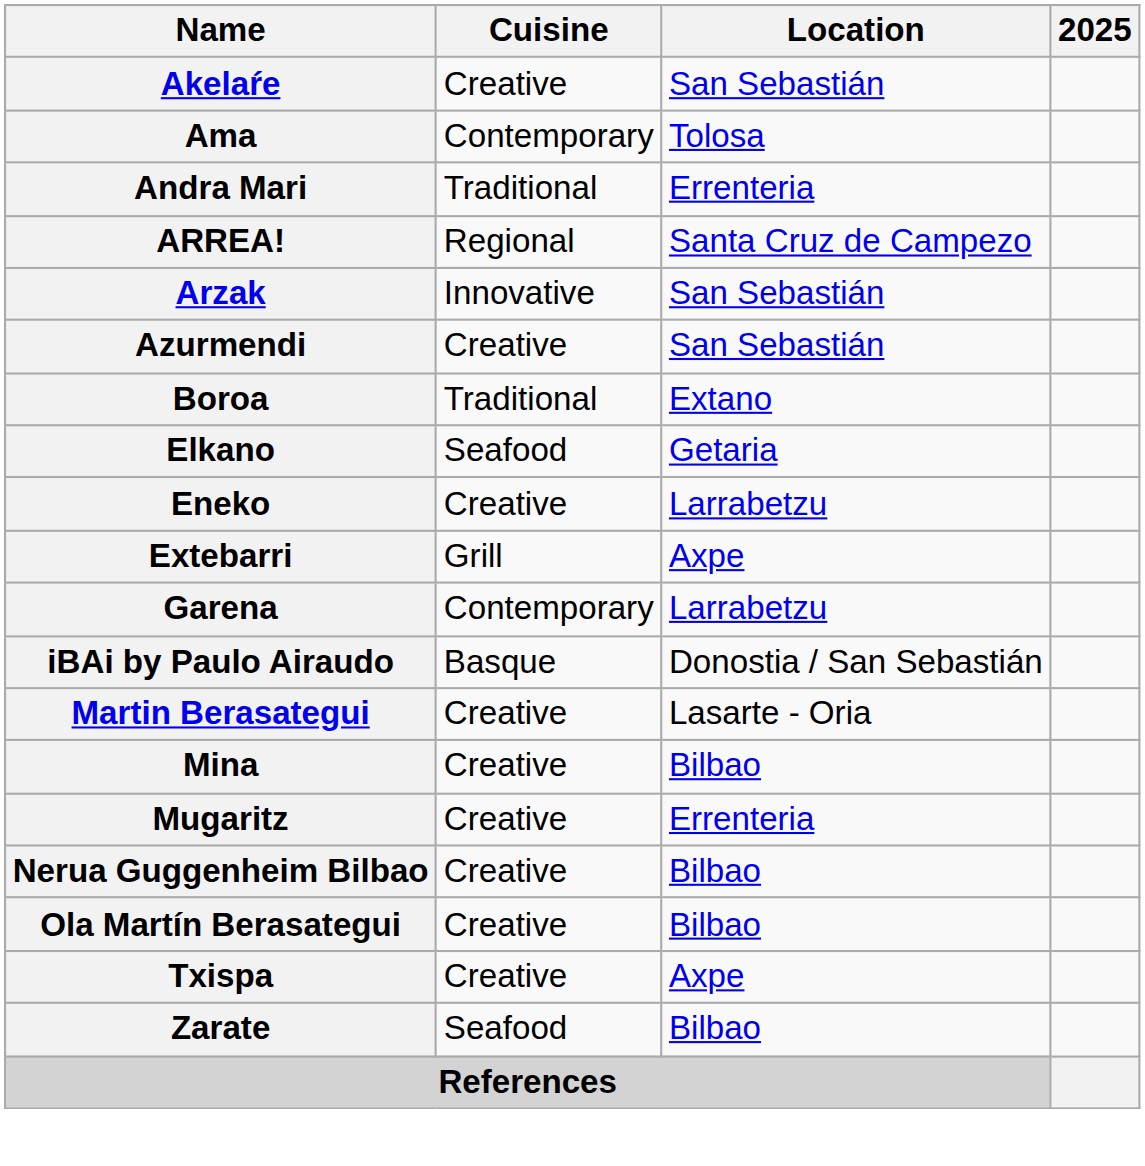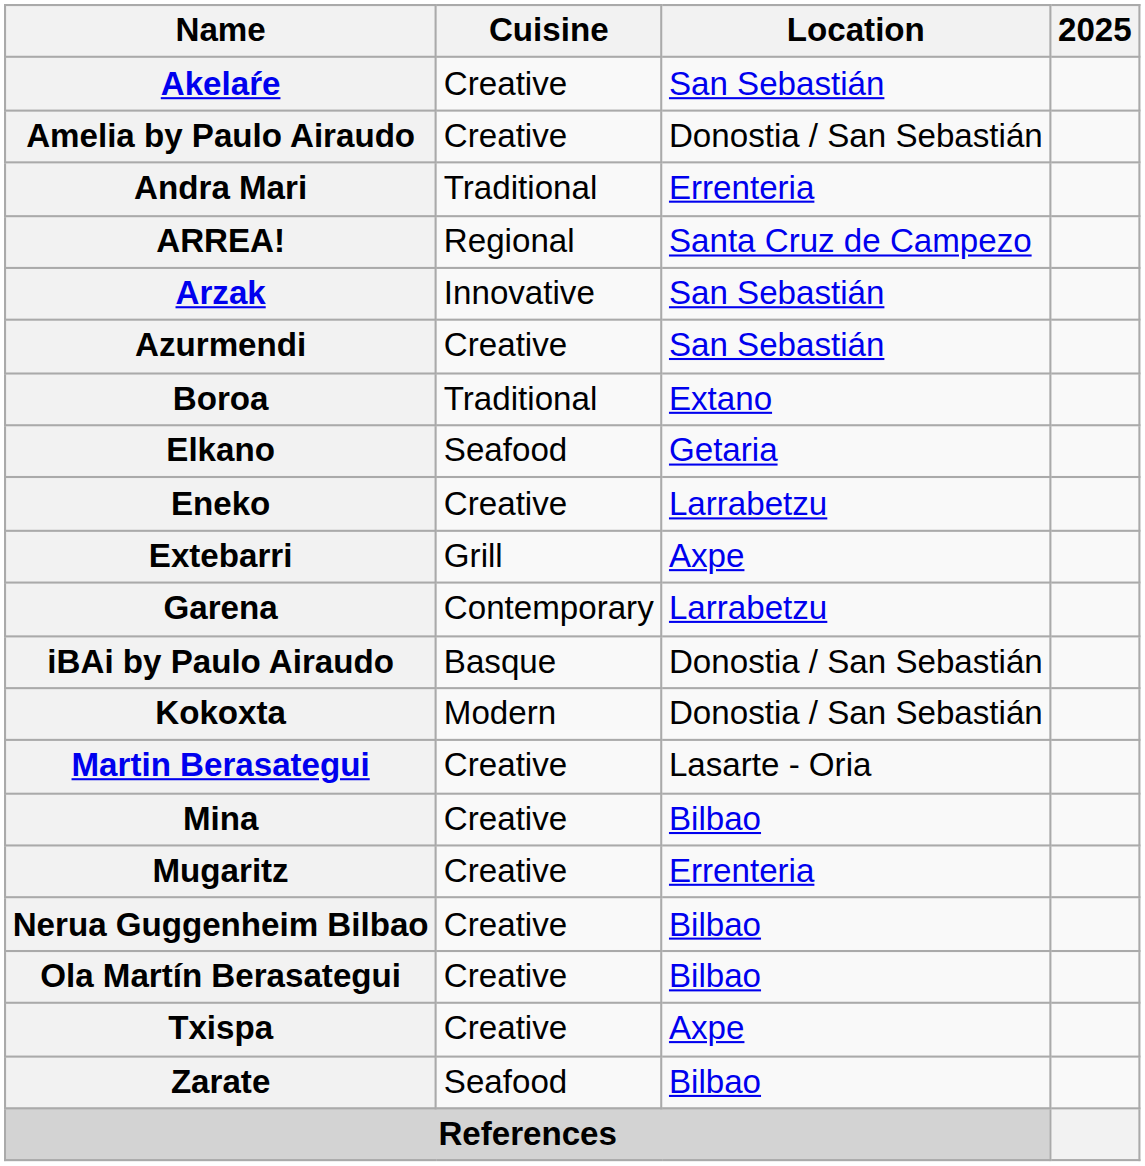- row: (221, 135)
+ row: (221, 135)
+ row: (221, 713)
